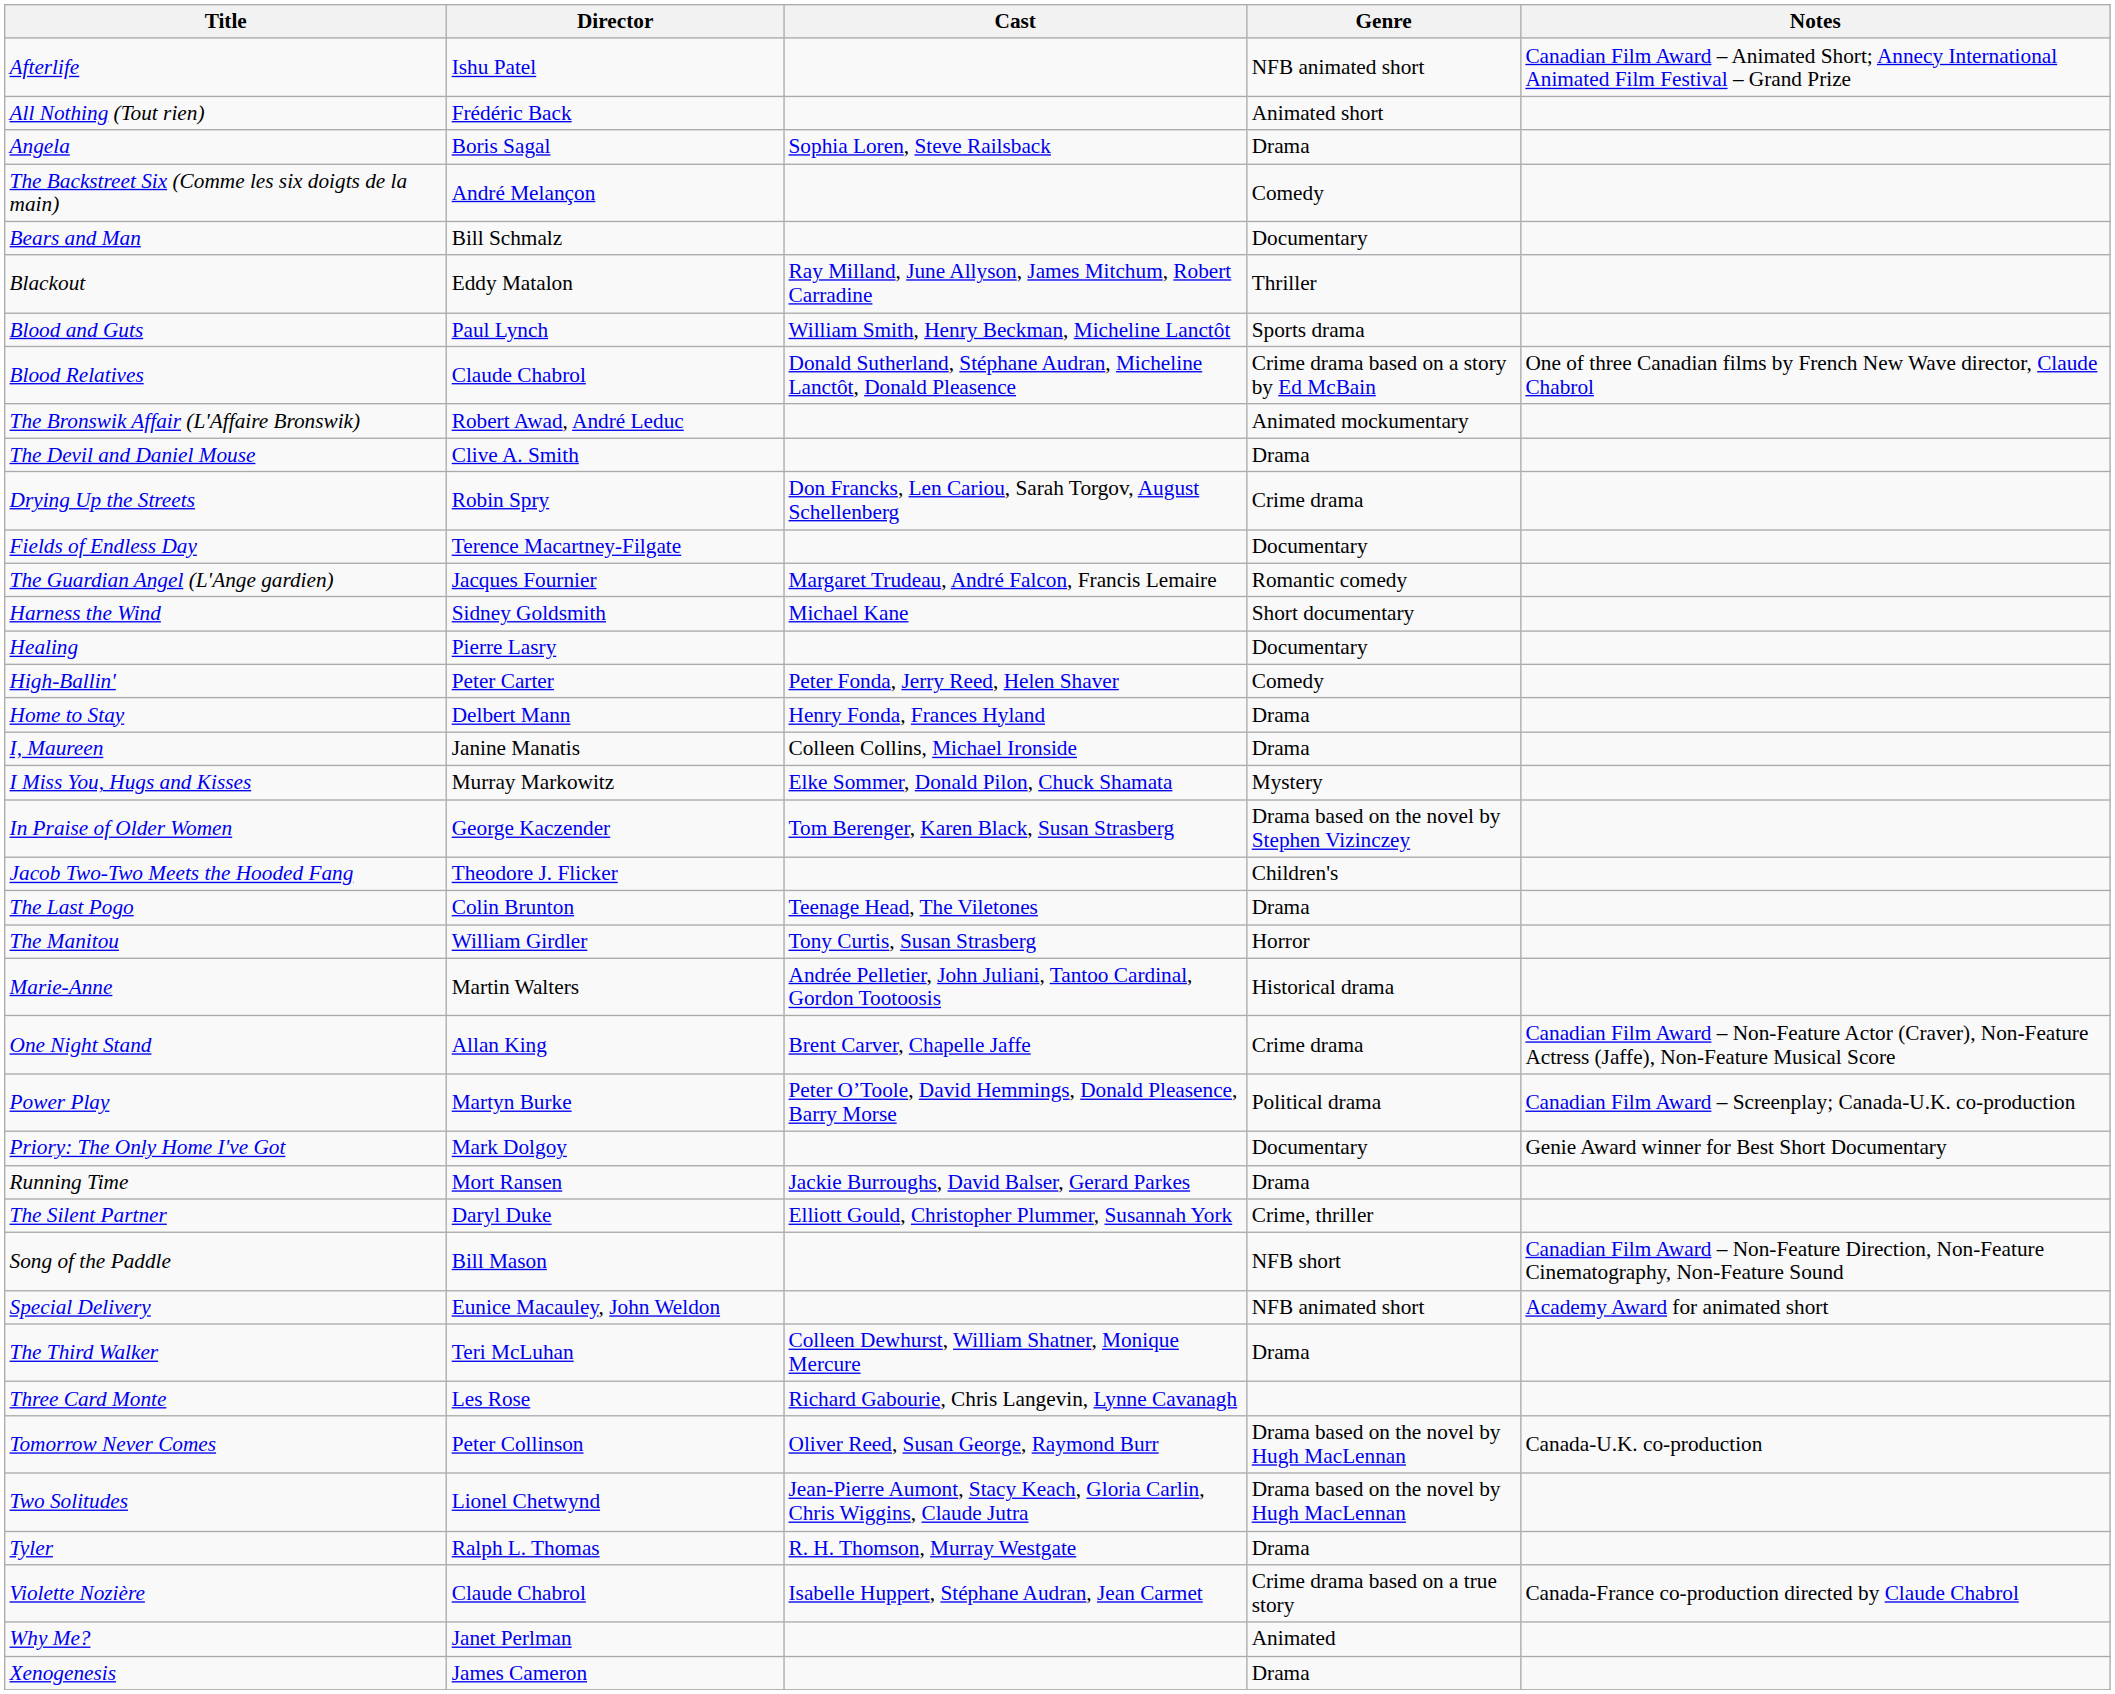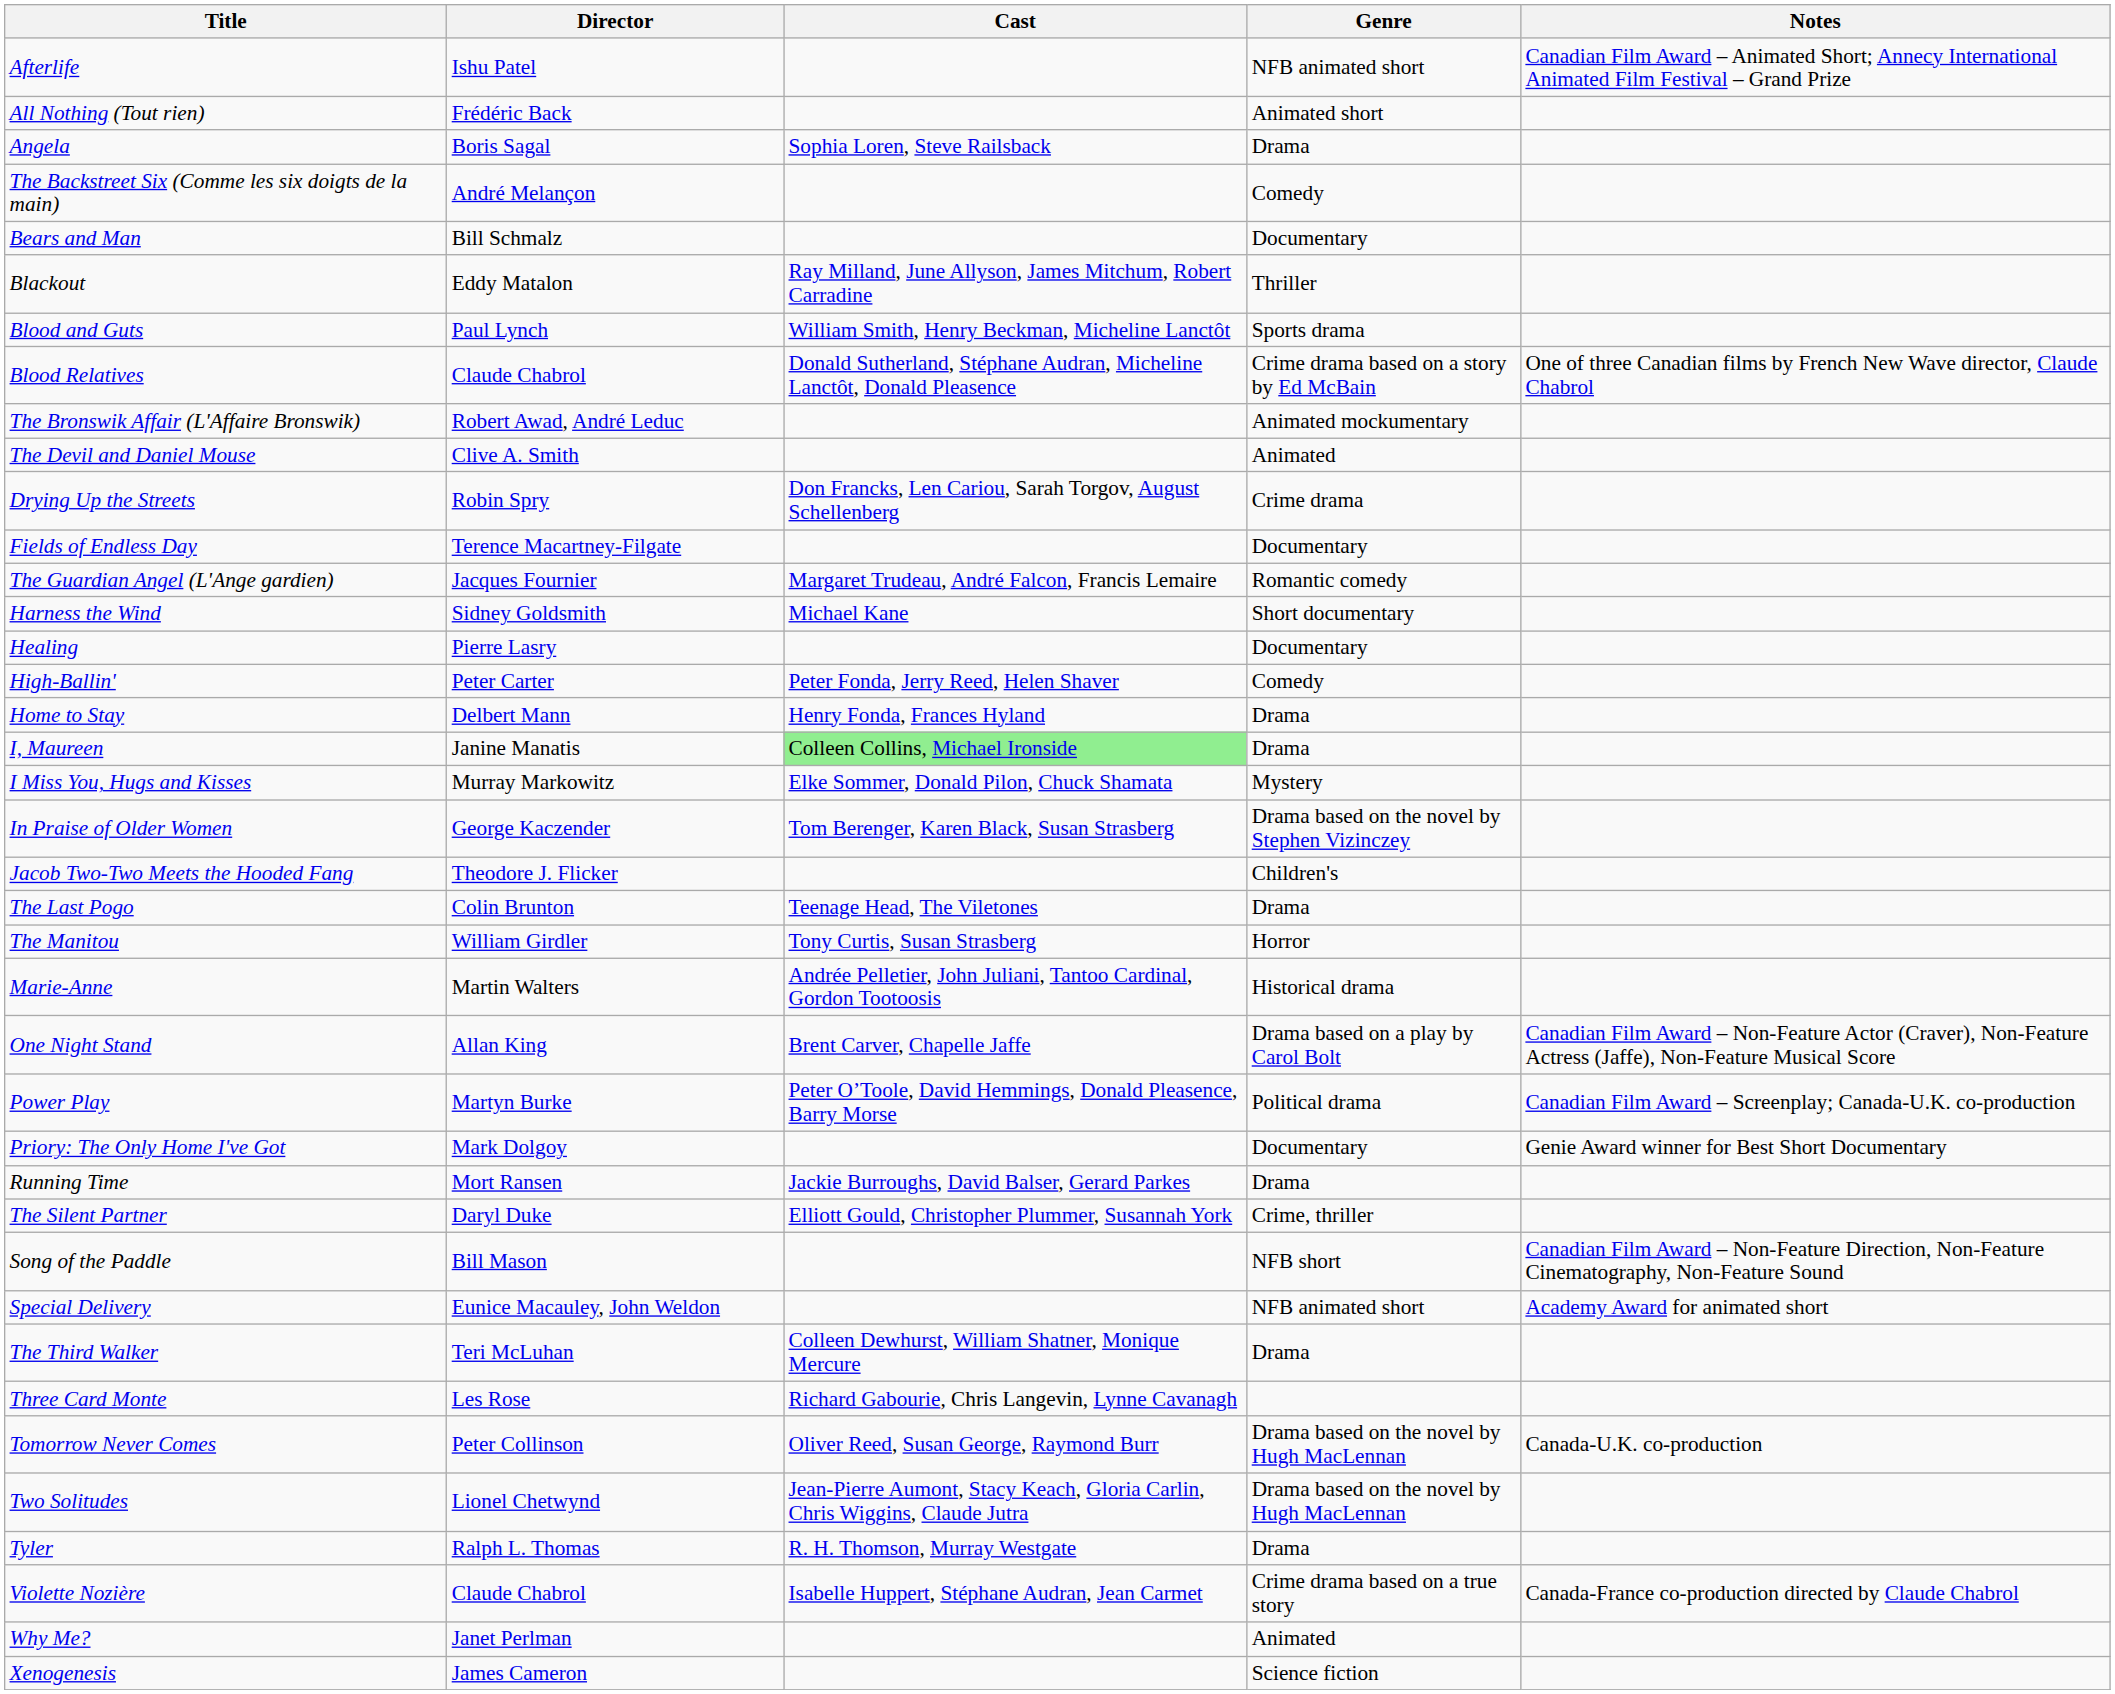(1281, 454) Drama -> (1294, 454) Animated
(933, 748) no background -> (933, 748) lightgreen background
(1308, 1044) Crime drama -> (1363, 1044) Drama based on a play by Carol Bolt
(1281, 1672) Drama -> (1315, 1672) Science fiction
